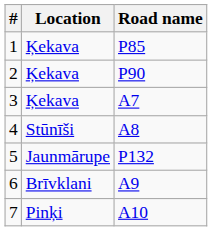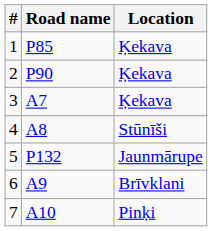columns swapped: (160, 18) <-> (68, 18)
